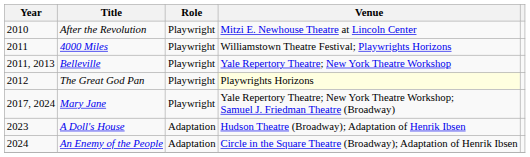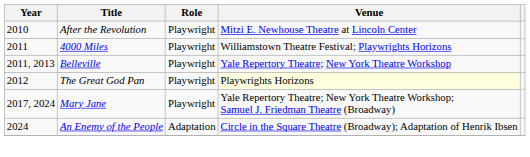- row: (92, 127)
